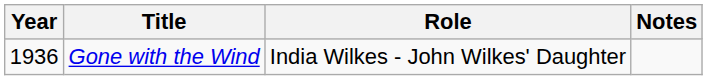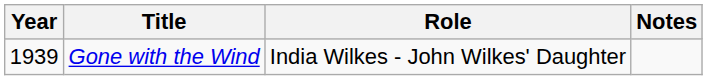(34, 56) 1936 -> (34, 56) 1939
